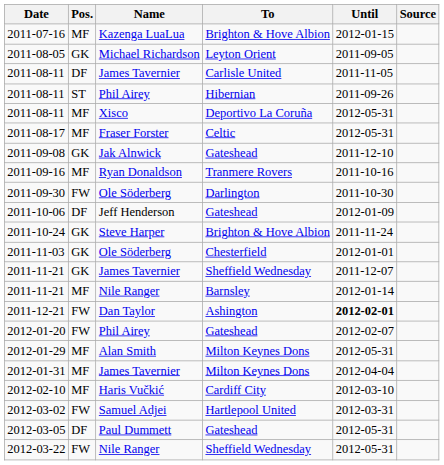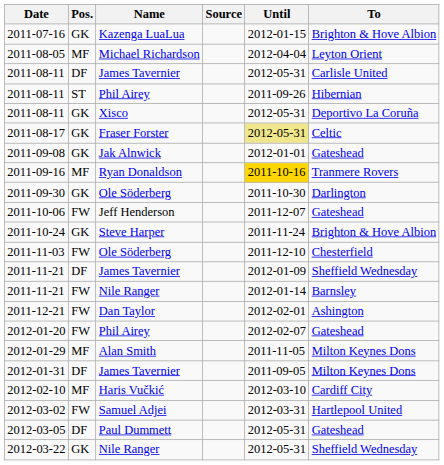columns swapped: (268, 14) <-> (418, 14)
(80, 34) MF -> (80, 34) GK
(80, 53) GK -> (80, 53) MF
(365, 53) 2011-09-05 -> (277, 53) 2012-04-04
(364, 73) 2011-11-05 -> (277, 73) 2012-05-31
(80, 113) MF -> (80, 113) GK
(80, 133) MF -> (80, 133) GK
(365, 133) no background -> (277, 133) khaki background
(365, 152) 2011-12-10 -> (277, 152) 2012-01-01
(365, 172) no background -> (277, 172) gold background
(81, 192) FW -> (80, 192) GK
(79, 212) DF -> (81, 212) FW
(365, 212) 2012-01-09 -> (277, 212) 2011-12-07
(80, 251) GK -> (81, 251) FW
(365, 251) 2012-01-01 -> (277, 251) 2011-12-10
(80, 271) GK -> (79, 271) DF
(365, 271) 2011-12-07 -> (277, 271) 2012-01-09
(80, 291) MF -> (81, 291) FW
(365, 311) bold -> (277, 311) normal
(365, 350) 2012-05-31 -> (276, 350) 2011-11-05
(80, 370) MF -> (79, 370) DF
(365, 370) 2012-04-04 -> (277, 370) 2011-09-05
(81, 449) FW -> (80, 449) GK
